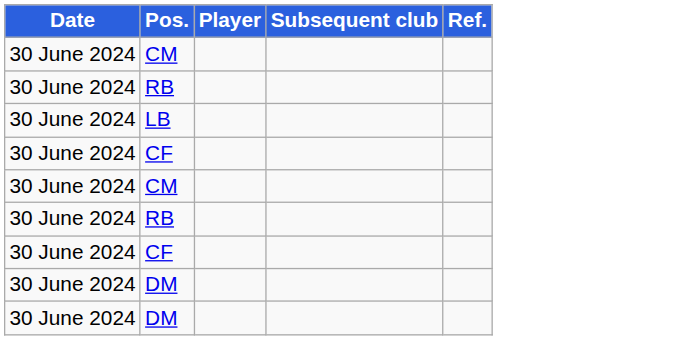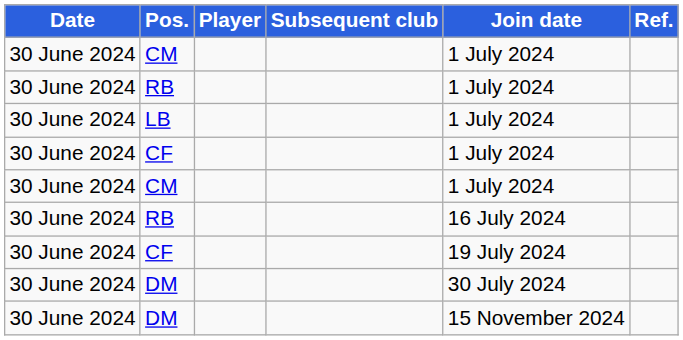+ column: (536, 20)
